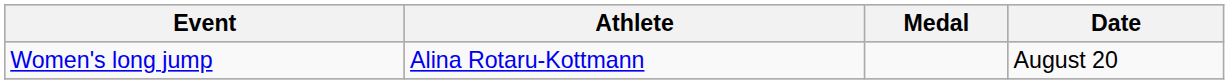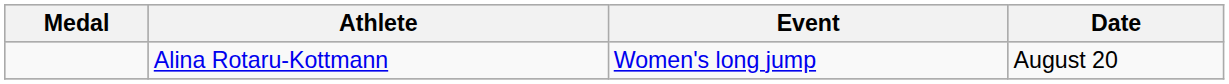columns swapped: (936, 24) <-> (205, 24)
